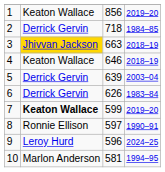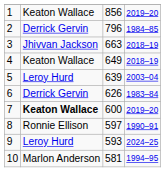(113, 28) 718 -> (113, 28) 796
(60, 45) gold background -> (60, 45) no background
(113, 61) 646 -> (113, 61) 649
(56, 77) Derrick Gervin -> (48, 77) Leroy Hurd
(113, 110) 599 -> (113, 110) 600
(113, 142) 596 -> (113, 142) 593
